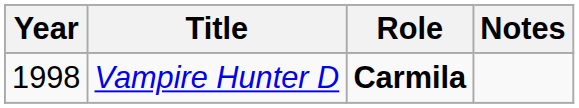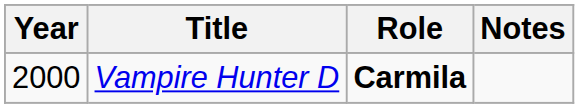(46, 77) 1998 -> (46, 77) 2000
